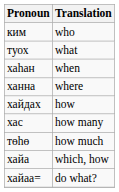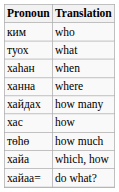(65, 104) how -> (79, 104) how many
(79, 123) how many -> (65, 123) how
